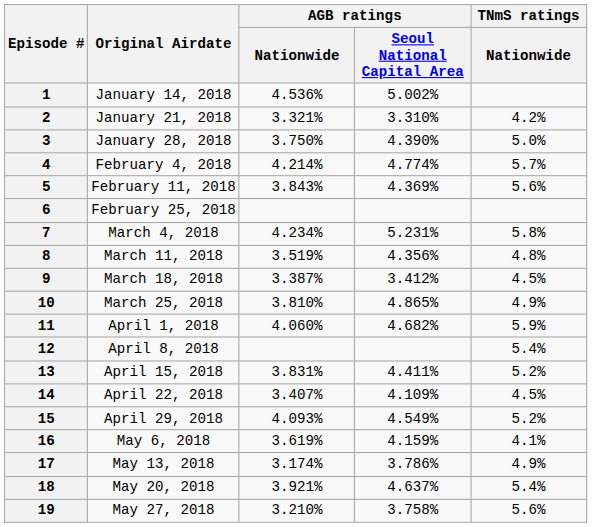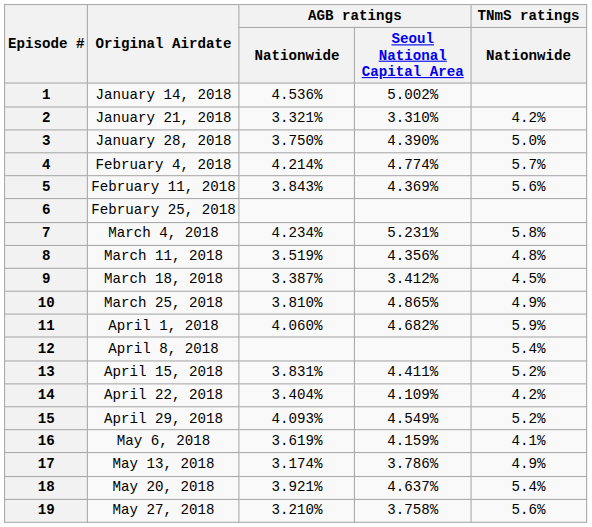(297, 395) 3.407% -> (297, 395) 3.404%
(528, 395) 4.5% -> (528, 395) 4.2%
